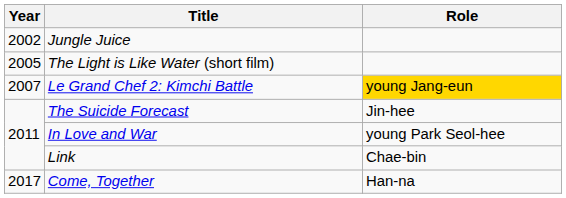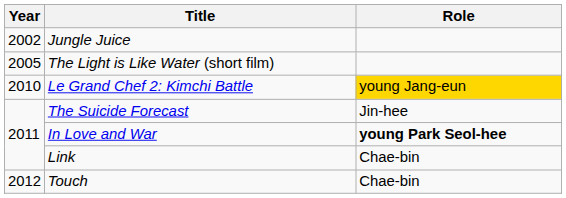(24, 87) 2007 -> (24, 87) 2010
(435, 134) normal -> (433, 134) bold
+ row: (68, 181)
- row: (101, 181)
